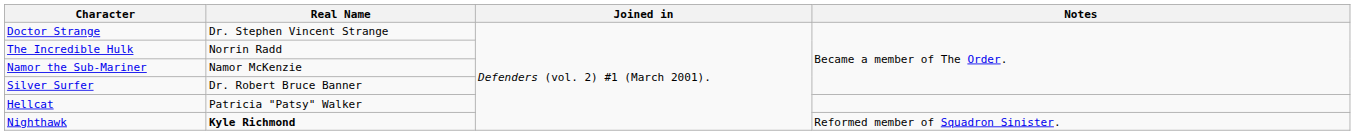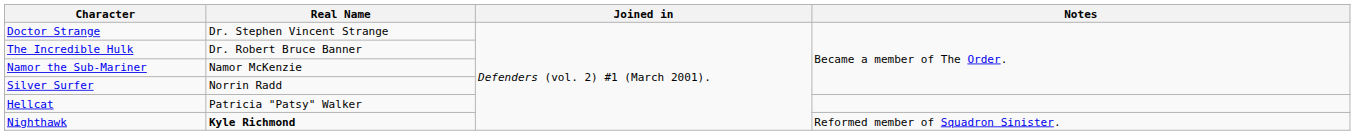(245, 49) Norrin Radd -> (285, 49) Dr. Robert Bruce Banner
(285, 85) Dr. Robert Bruce Banner -> (245, 85) Norrin Radd
